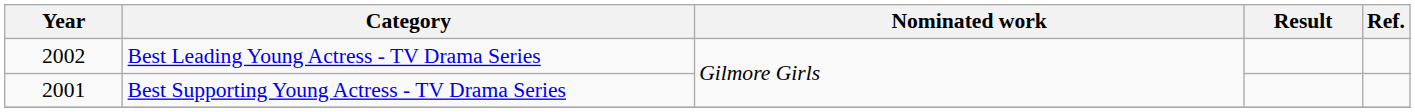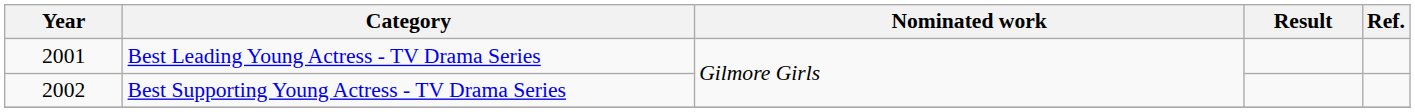(64, 55) 2002 -> (64, 55) 2001
(64, 90) 2001 -> (64, 90) 2002
